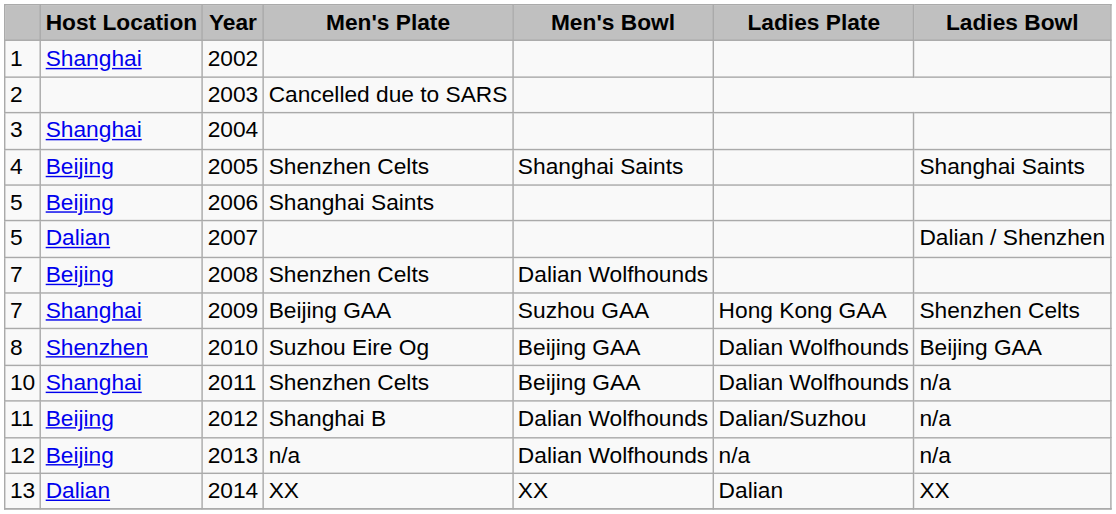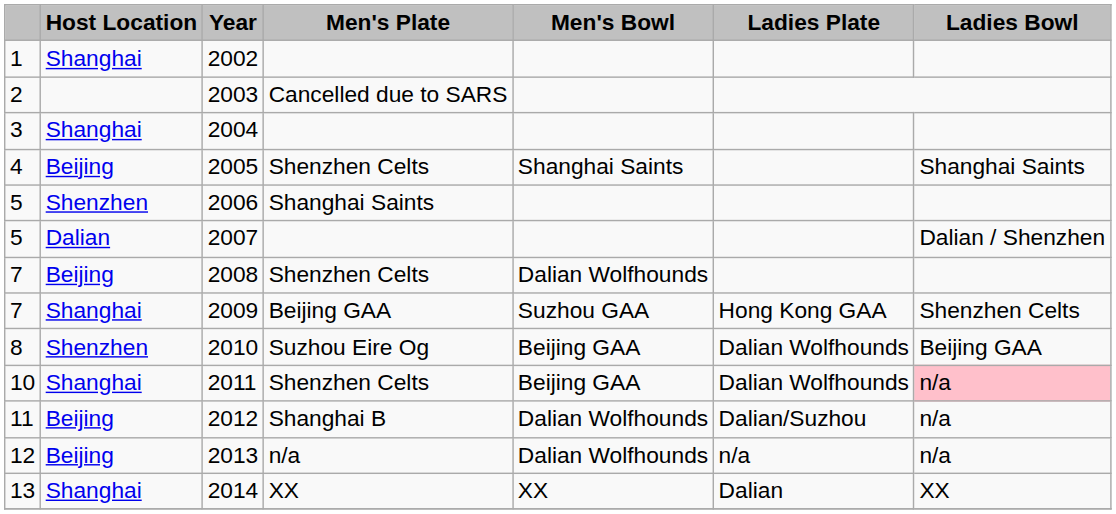(80, 202) Beijing -> (97, 202) Shenzhen
(935, 382) no background -> (935, 382) pink background
(78, 490) Dalian -> (94, 490) Shanghai
